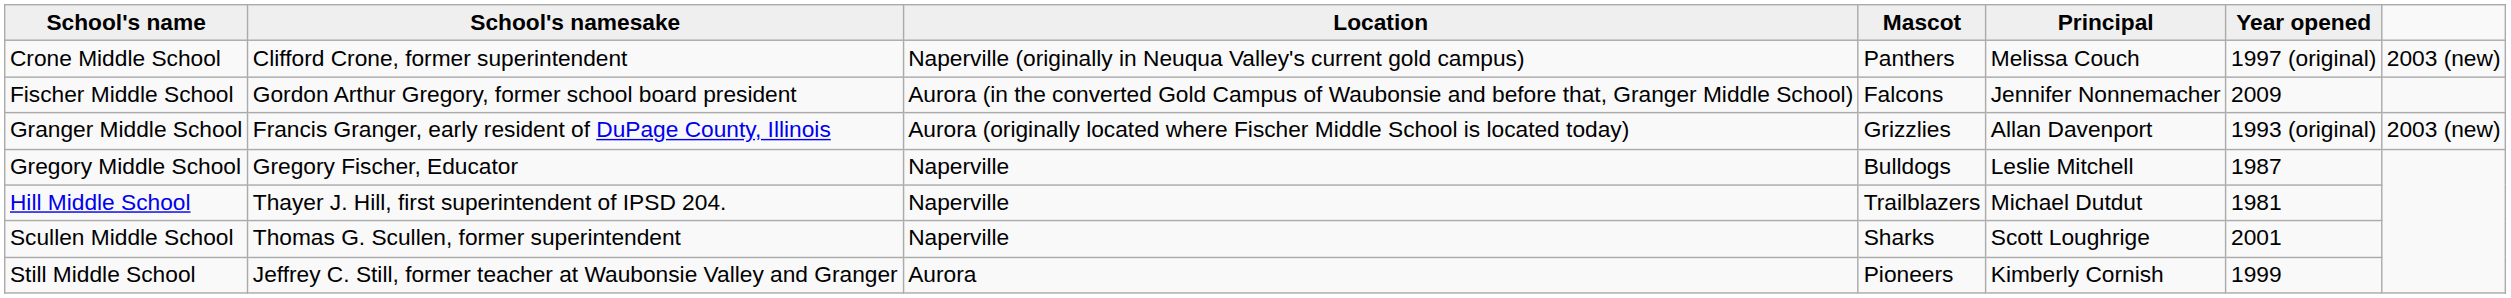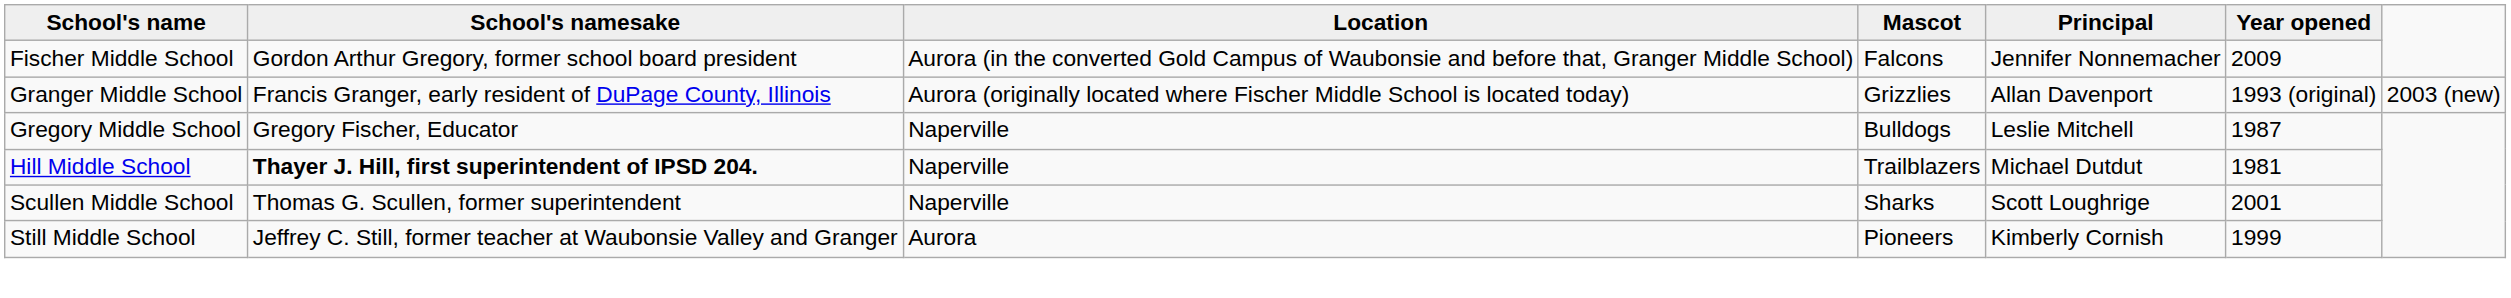- row: (115, 58)
(490, 202) normal -> (505, 166) bold
